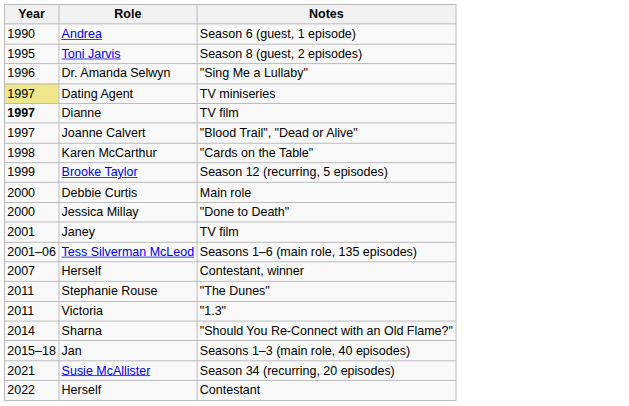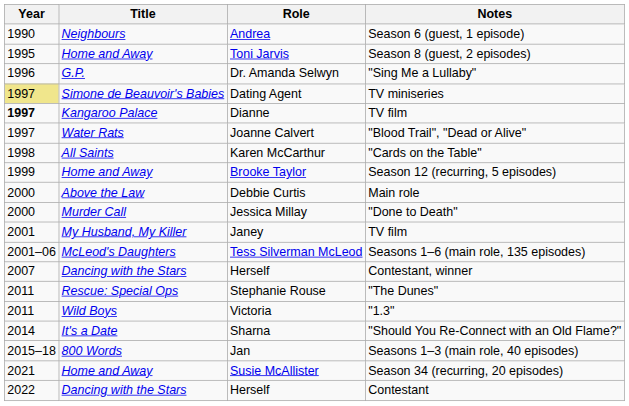+ column: (143, 14)
